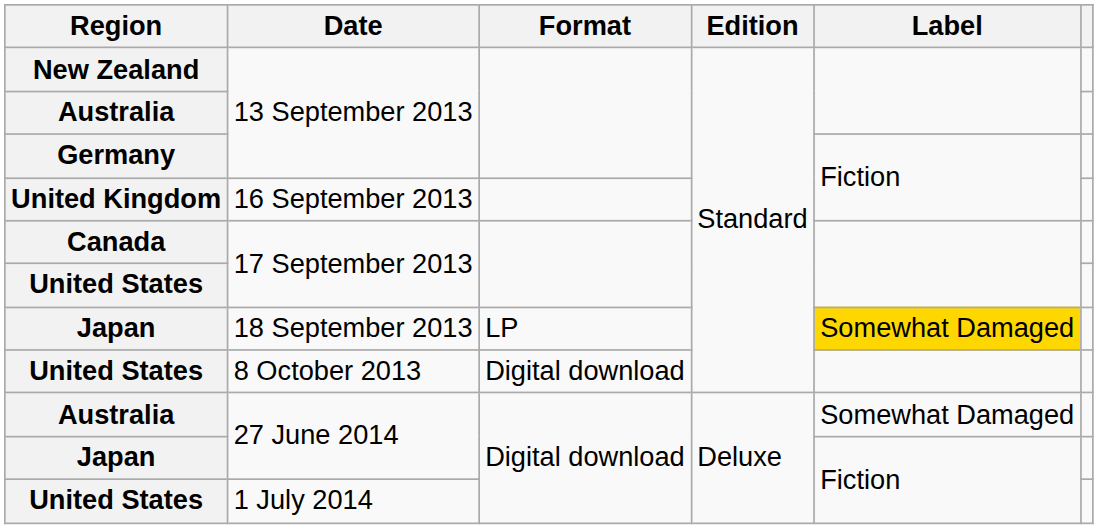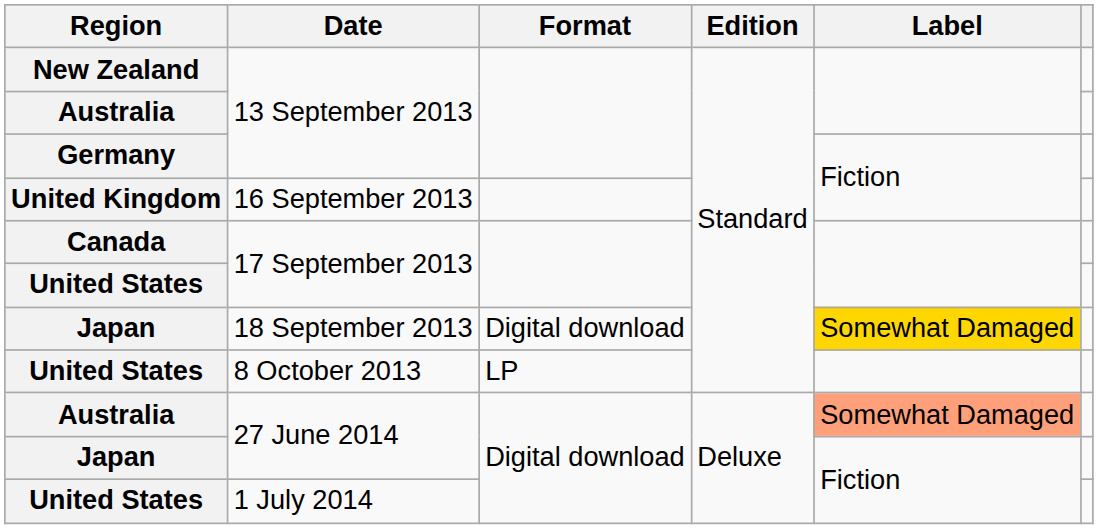(502, 328) LP -> (585, 328) Digital download
(585, 371) Digital download -> (502, 371) LP
(947, 414) no background -> (947, 414) lightsalmon background
